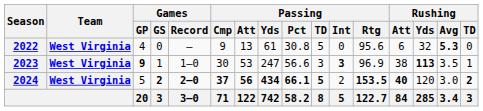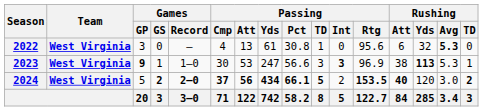(142, 47) 4 -> (142, 47) 3
(223, 47) 9 -> (223, 47) 4
(321, 47) 5 -> (321, 47) 1
(449, 64) 3.5 -> (449, 64) 5.3
